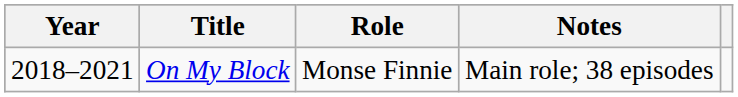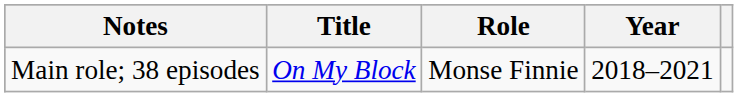columns swapped: (72, 26) <-> (589, 26)
